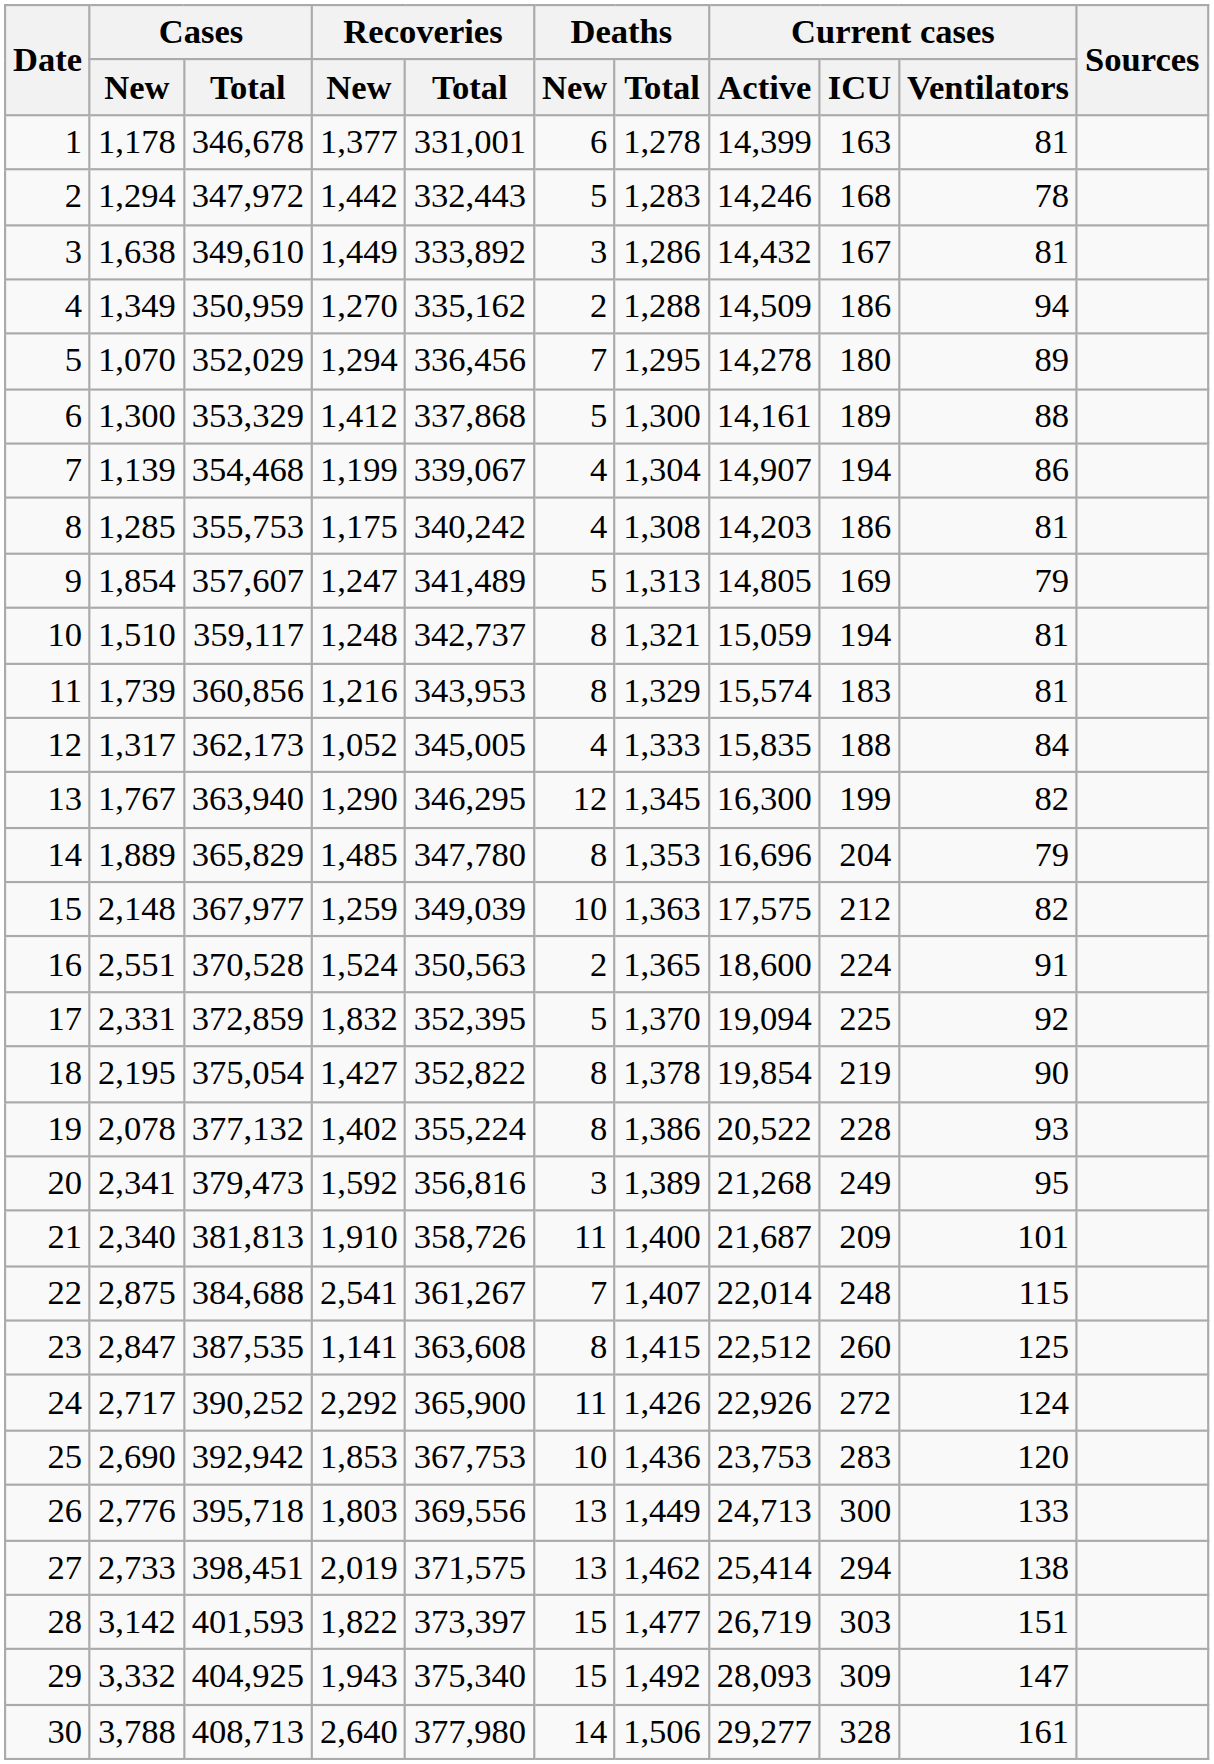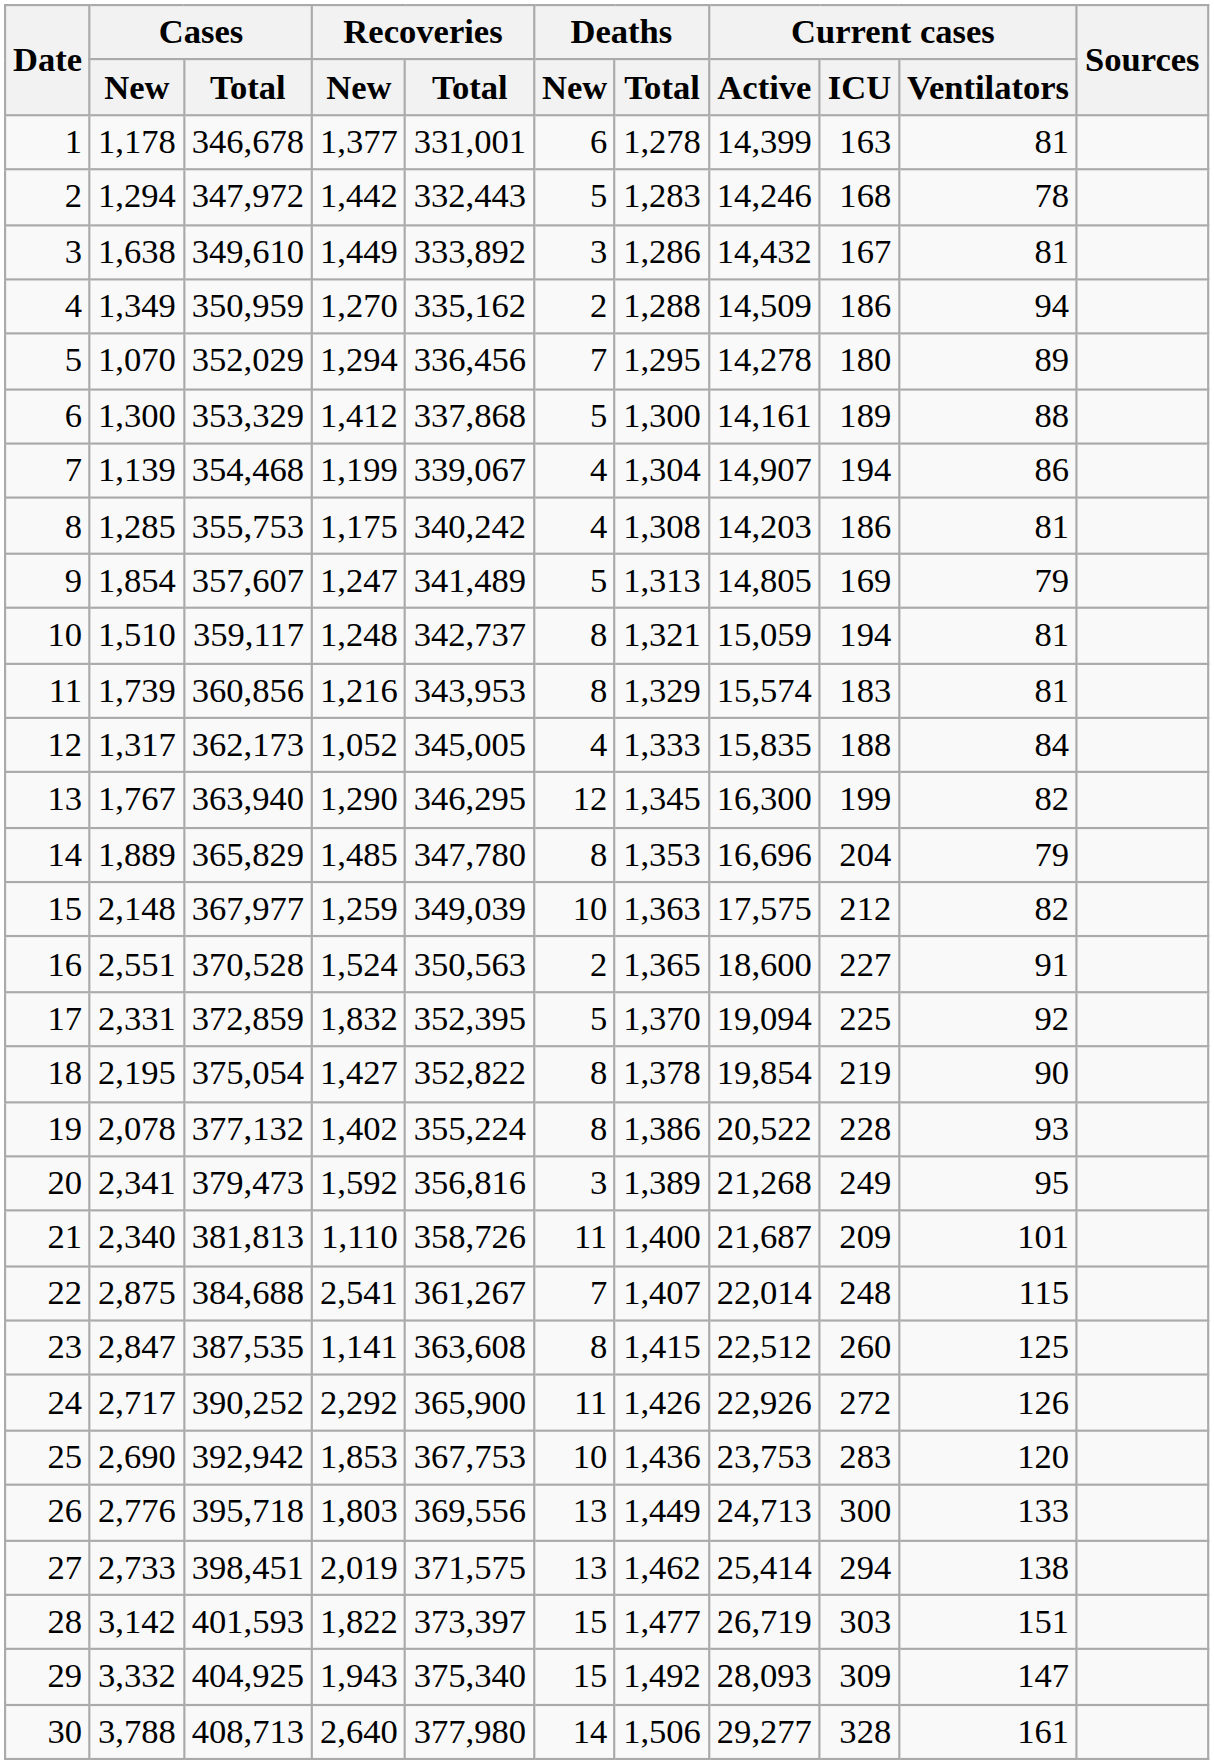(865, 963) 224 -> (865, 963) 227
(359, 1237) 1,910 -> (360, 1237) 1,110
(1043, 1402) 124 -> (1043, 1402) 126
